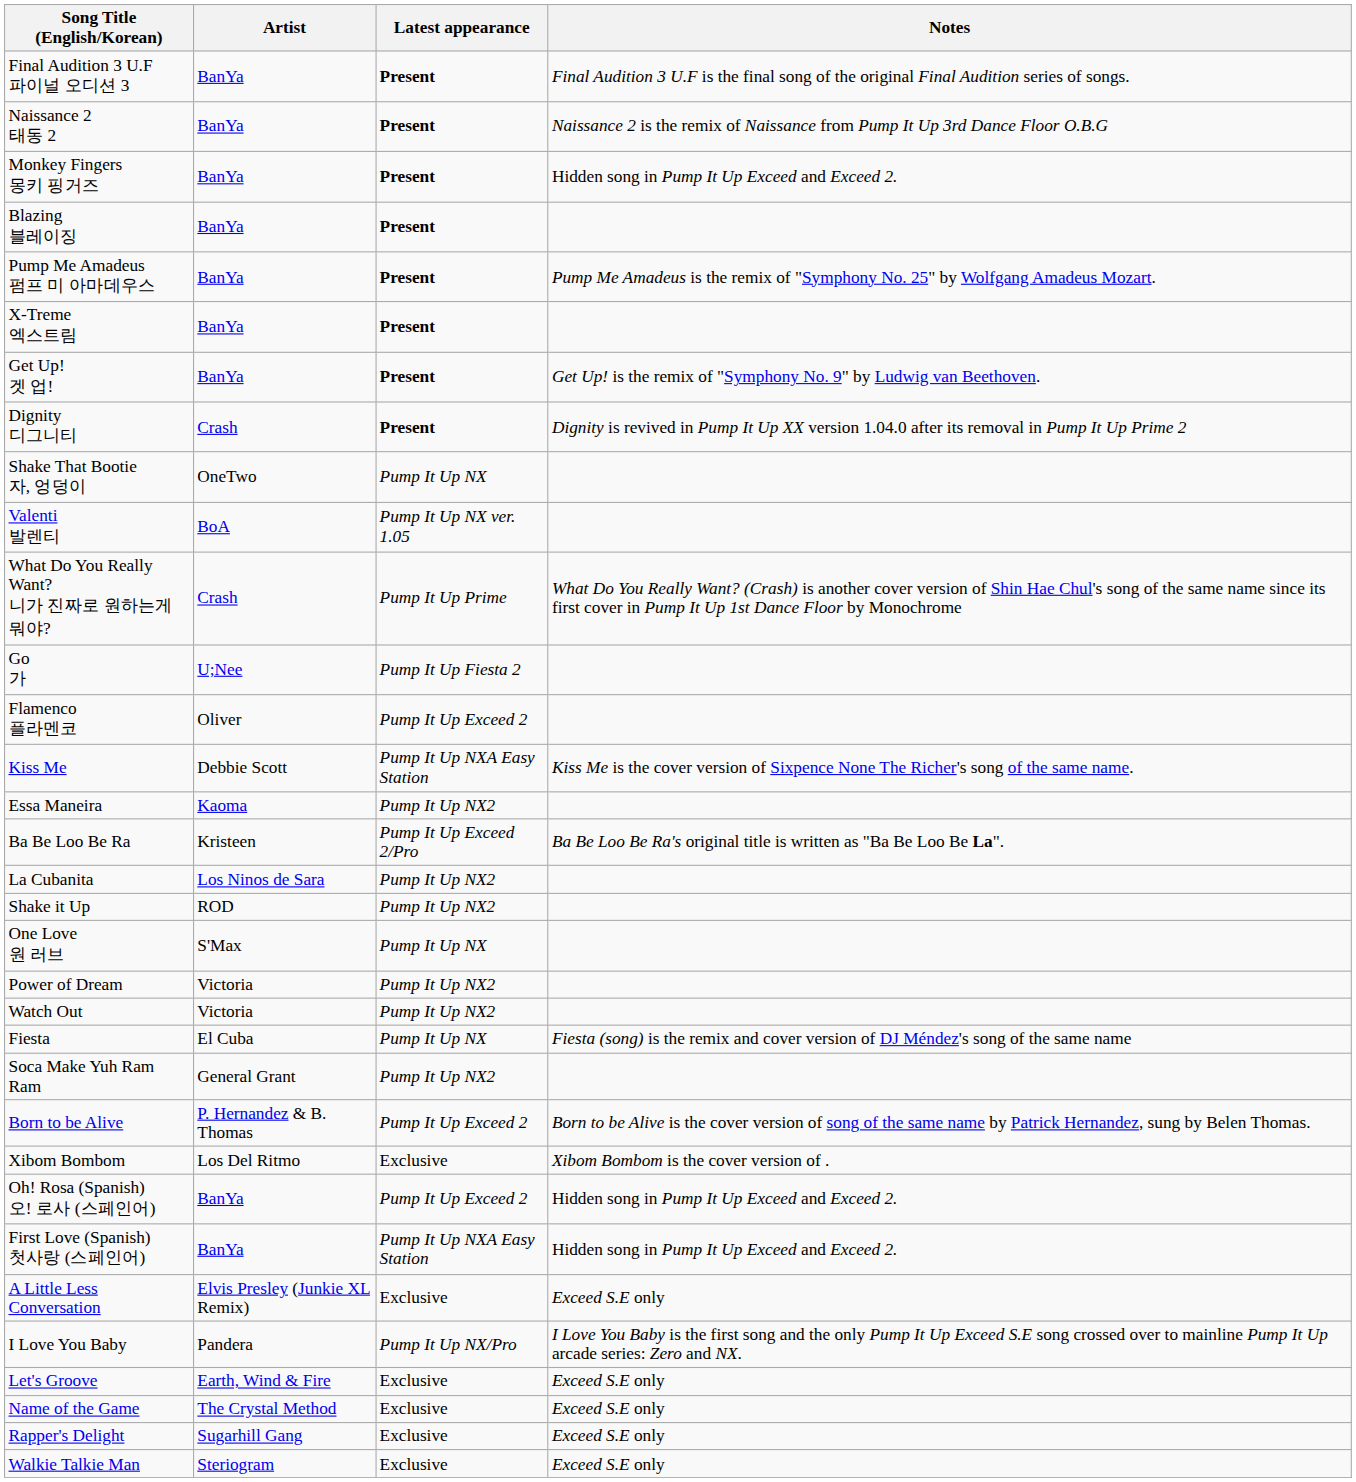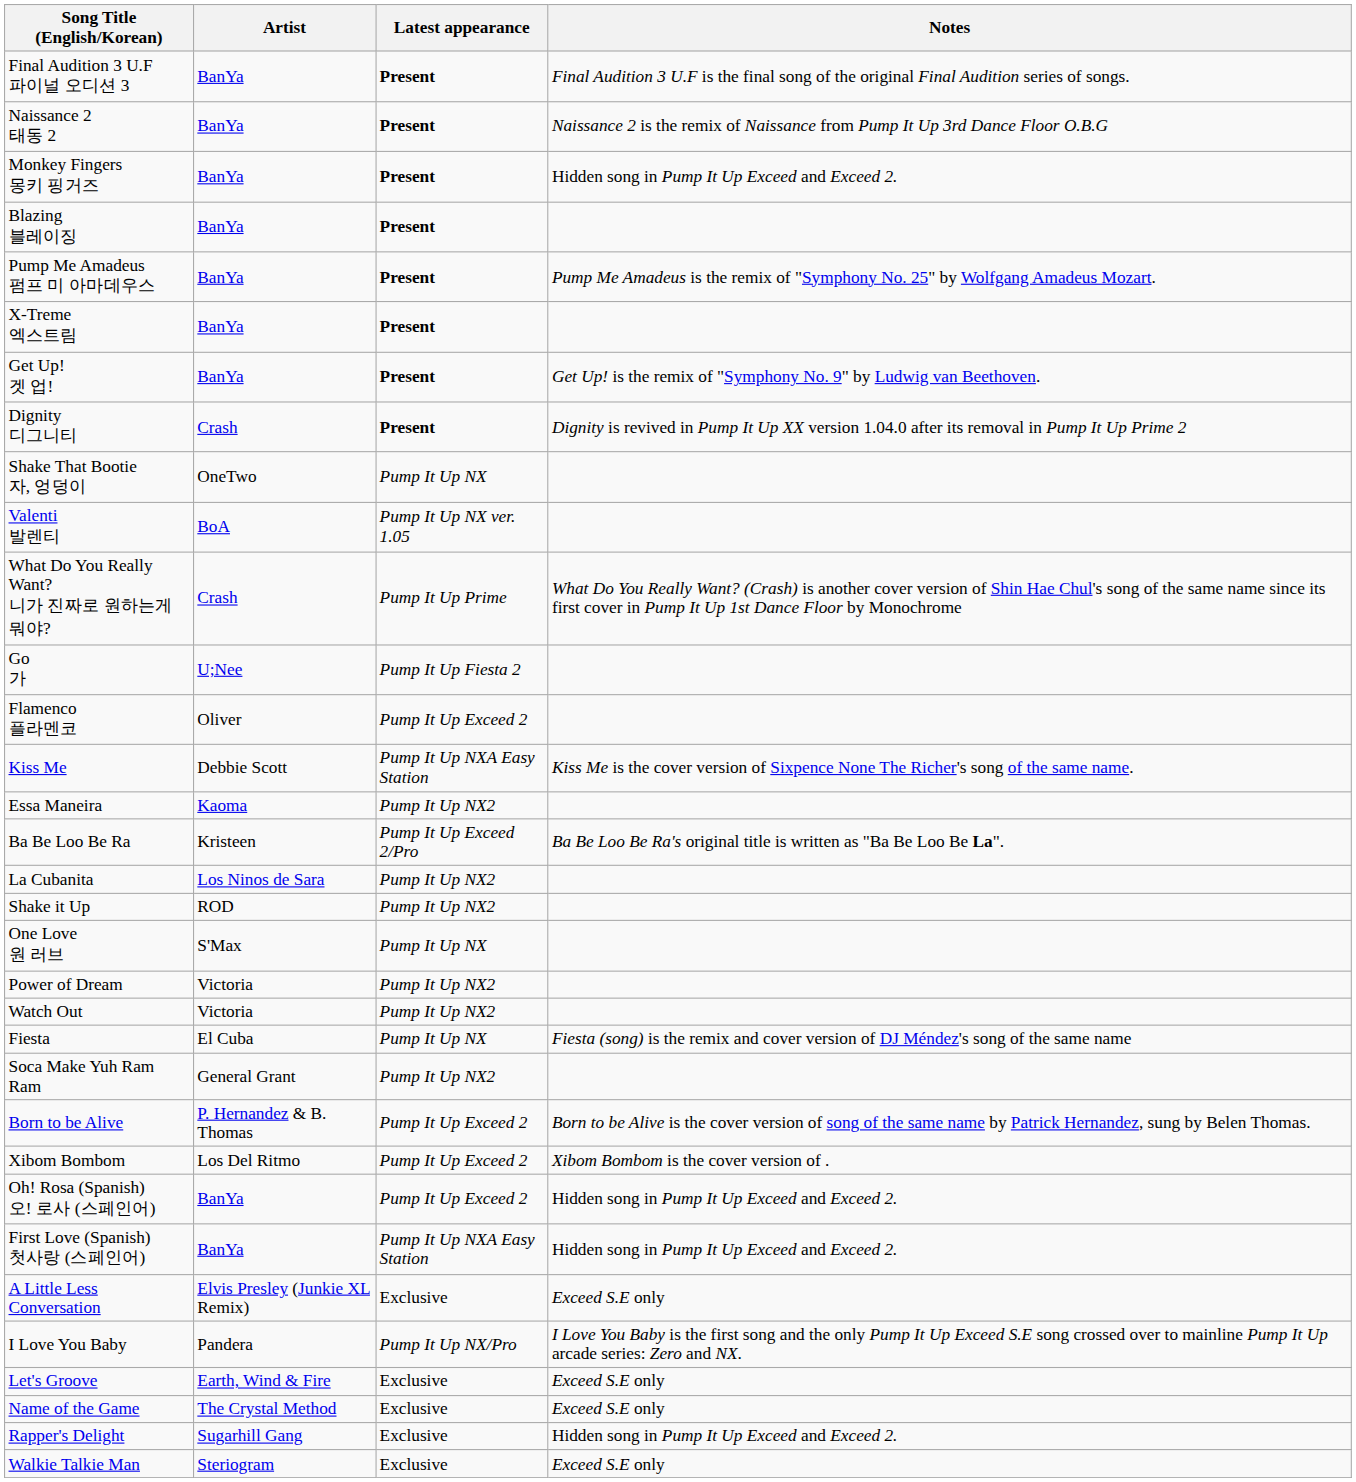(414, 1160) Exclusive -> (453, 1160) Pump It Up Exceed 2
(608, 1436) Exceed S.E only -> (725, 1436) Hidden song in Pump It Up Exceed and Exceed 2.
